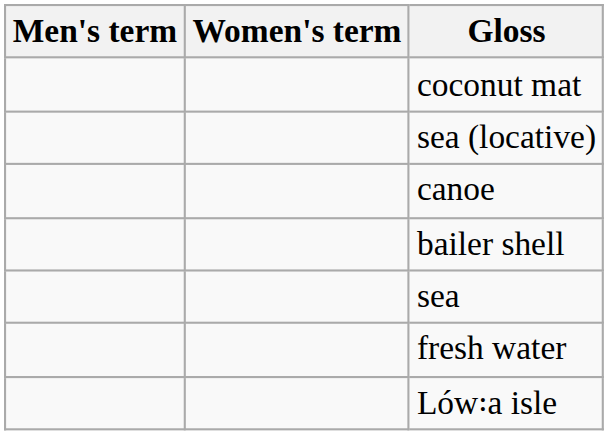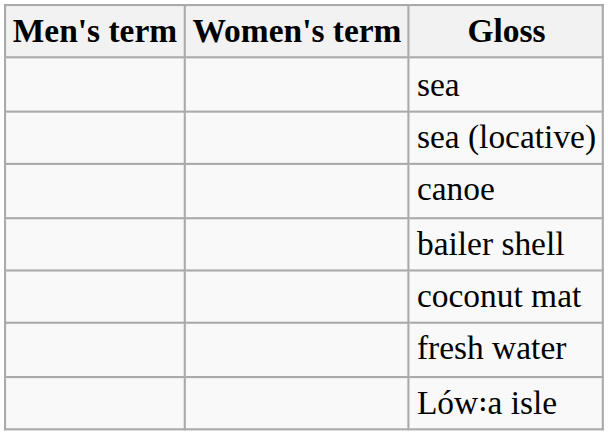rows swapped: (438, 296) <-> (499, 84)
